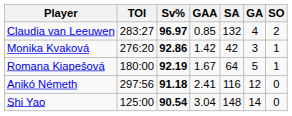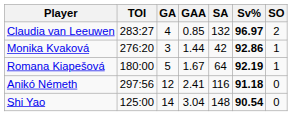columns swapped: (255, 13) <-> (173, 13)
(205, 48) 1.42 -> (194, 48) 1.44
